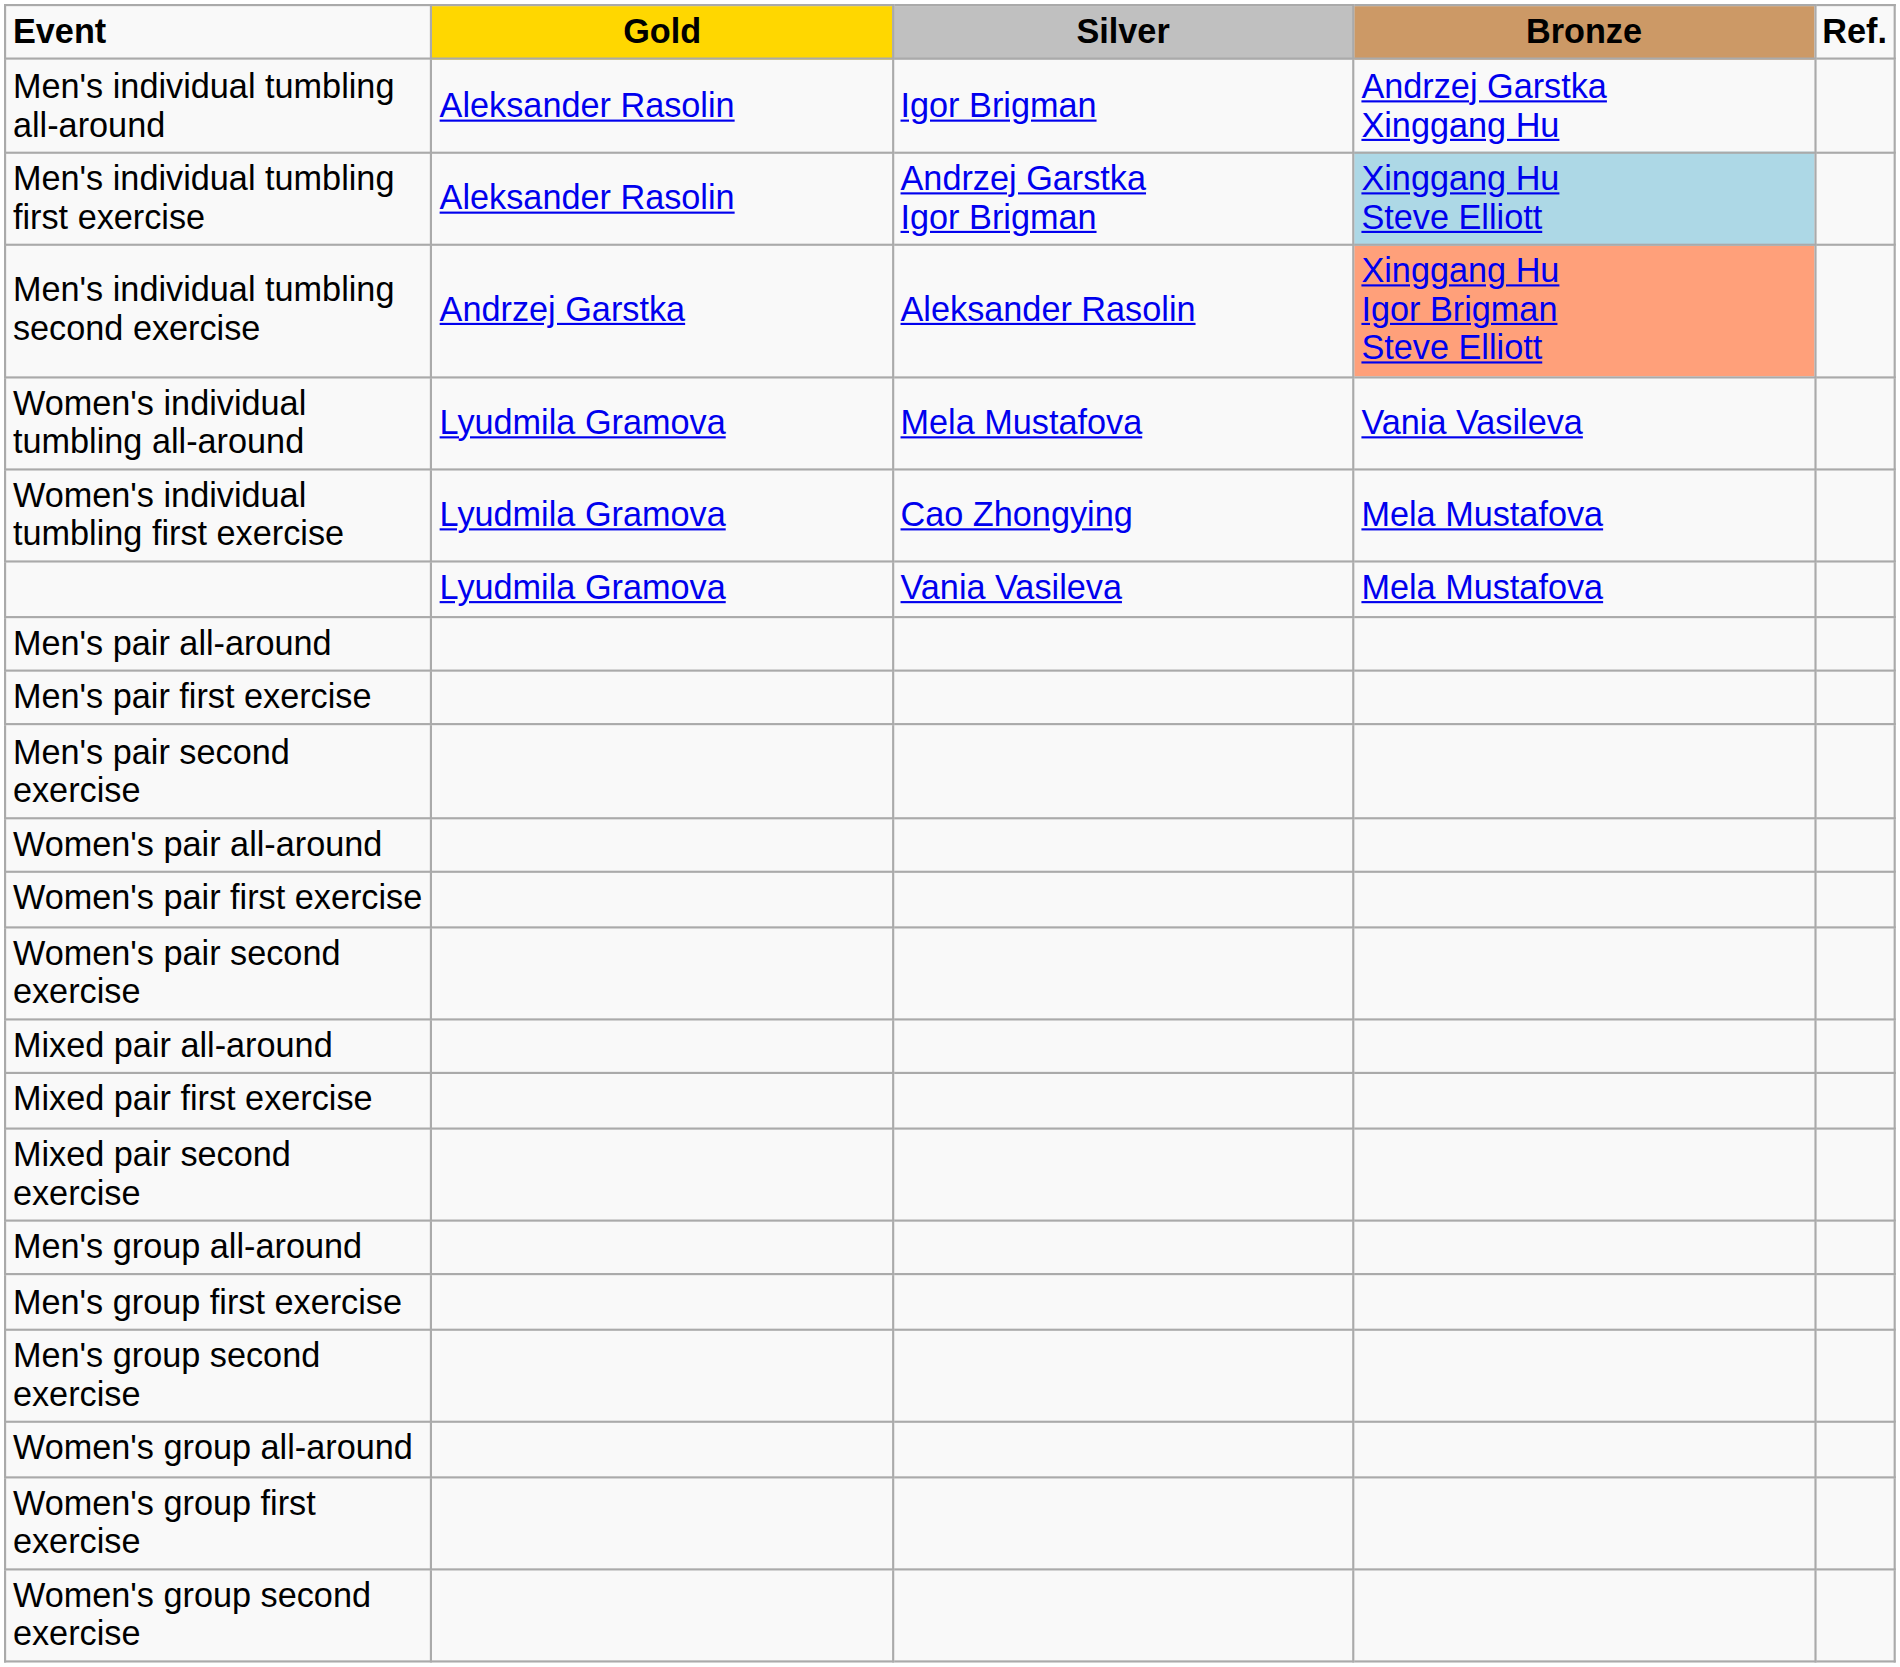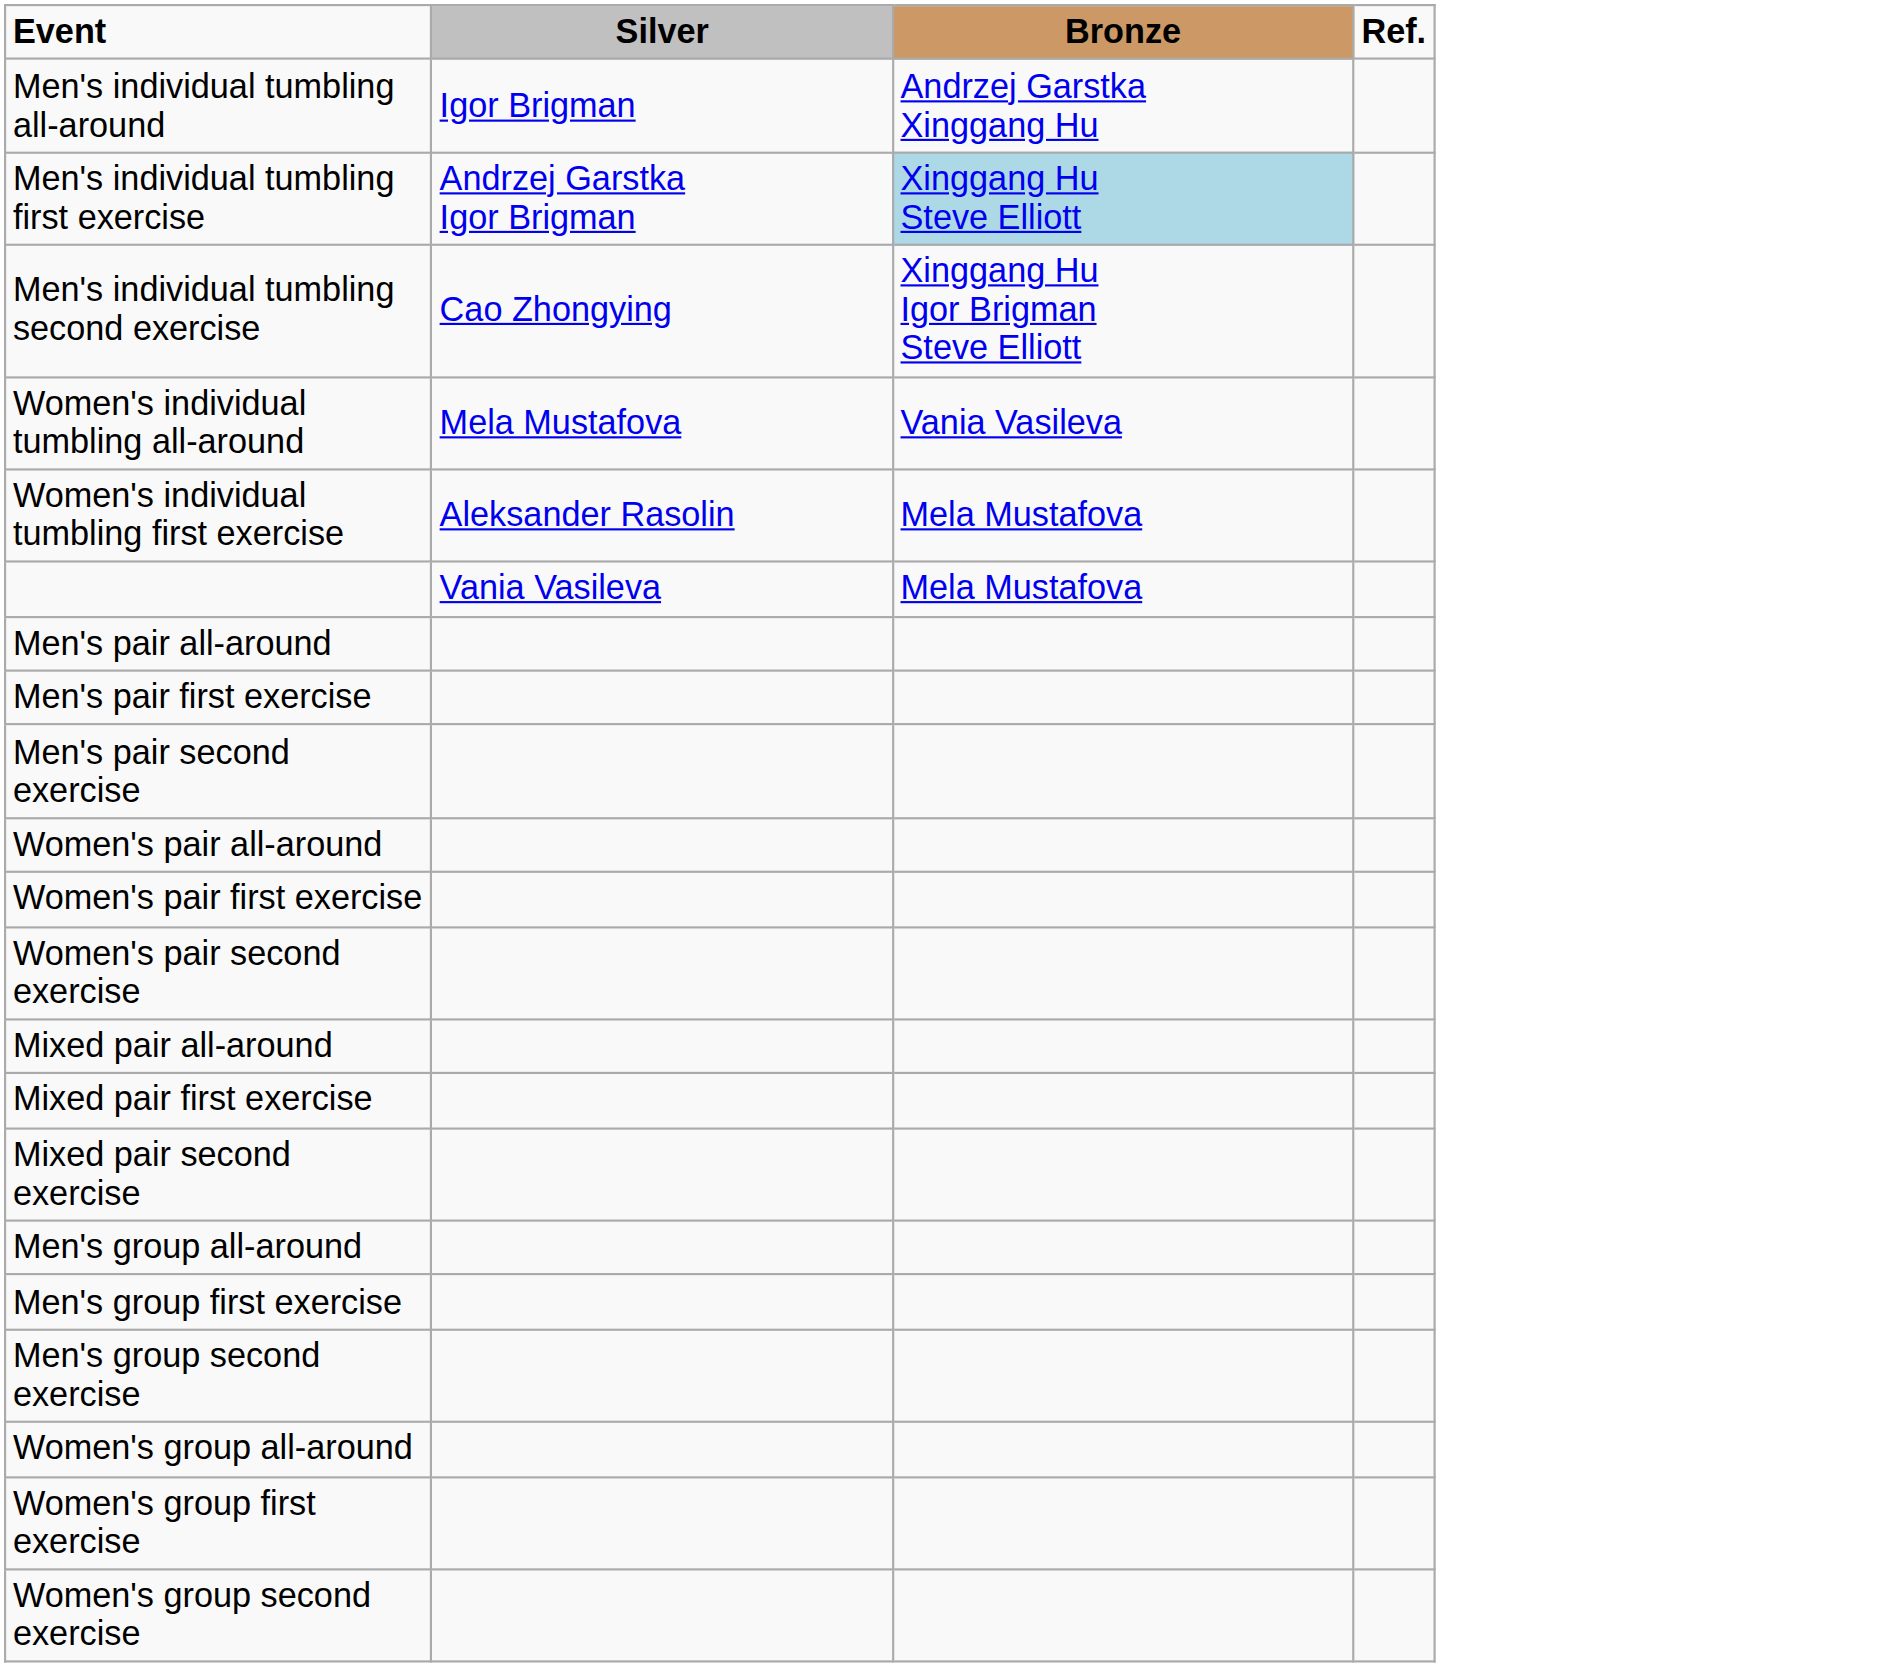- column: (662, 31)
(1048, 310) Aleksander Rasolin -> (556, 310) Cao Zhongying
(1460, 310) lightsalmon background -> (1000, 310) no background
(1017, 515) Cao Zhongying -> (587, 515) Aleksander Rasolin
